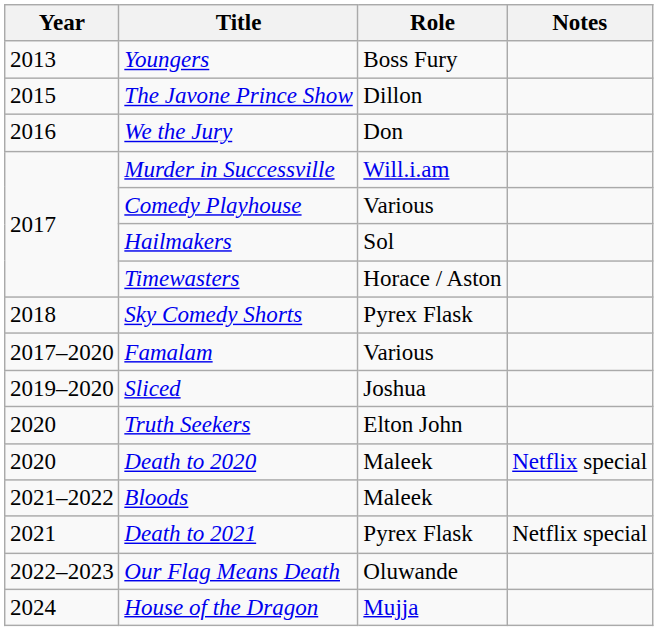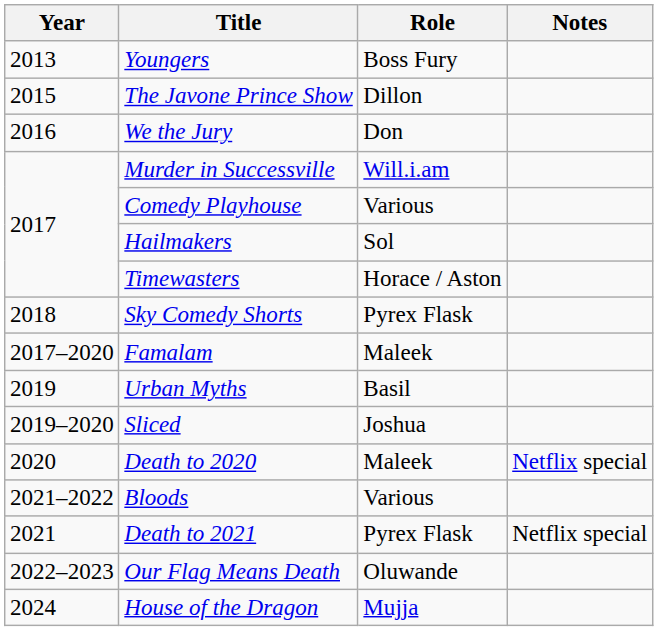(399, 351) Various -> (398, 351) Maleek
+ row: (185, 388)
- row: (187, 424)
(398, 497) Maleek -> (399, 497) Various
